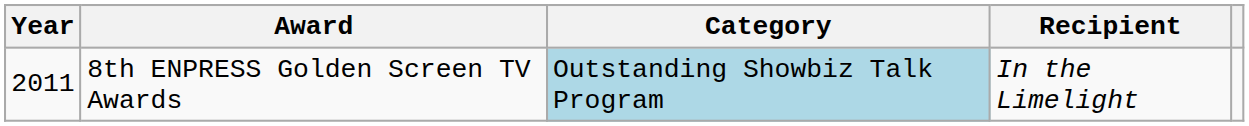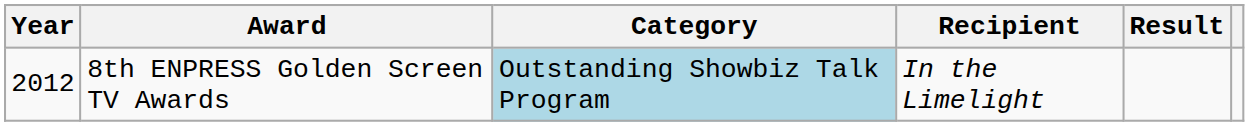+ column: (1177, 27)
(43, 85) 2011 -> (43, 85) 2012
